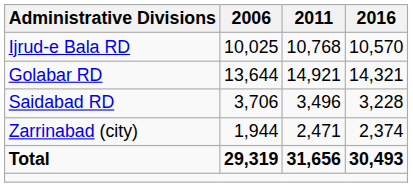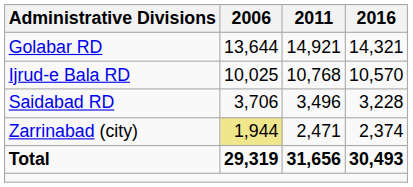rows swapped: (56, 74) <-> (69, 46)
(256, 131) no background -> (256, 131) khaki background
